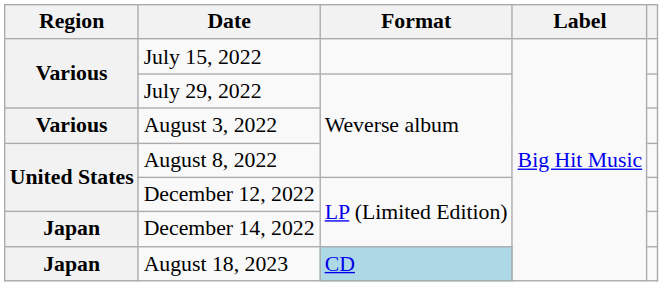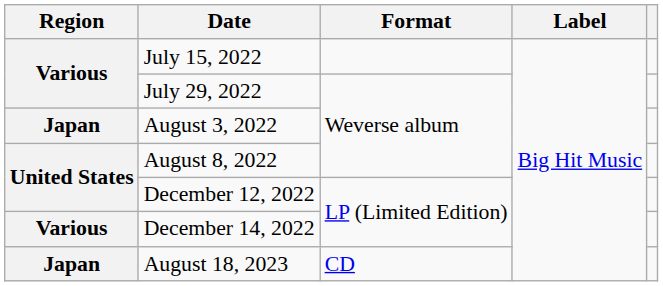(72, 125) Various -> (72, 125) Japan
(72, 228) Japan -> (72, 228) Various
(340, 263) lightblue background -> (340, 263) no background
